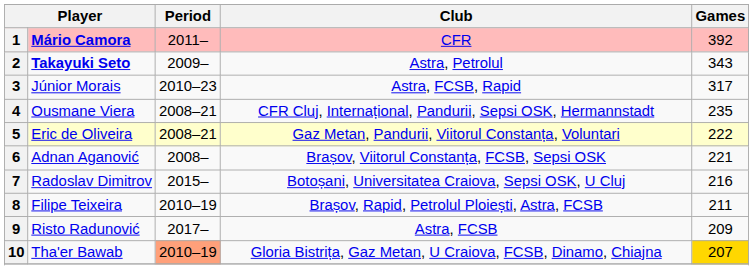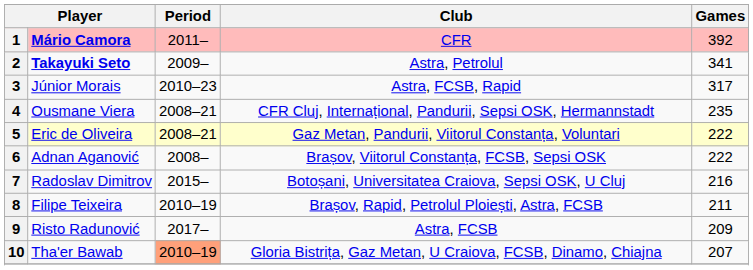(720, 63) 343 -> (720, 63) 341
(720, 157) 221 -> (720, 157) 222
(720, 252) gold background -> (720, 252) no background
